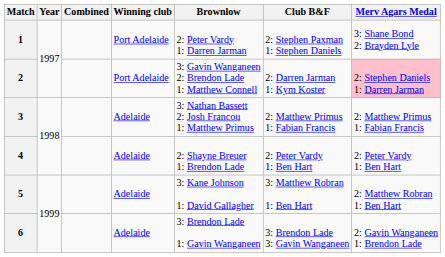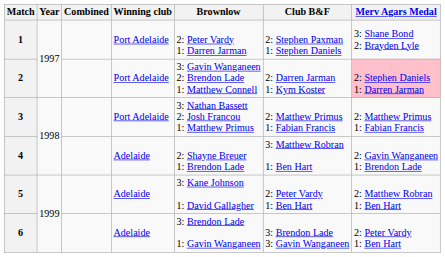(132, 117) Adelaide -> (141, 117) Port Adelaide
(294, 161) 2: Peter Vardy 1: Ben Hart -> (305, 155) 3: Matthew Robran 1: Ben Hart
(383, 161) 2: Peter Vardy 1: Ben Hart -> (396, 161) 2: Gavin Wanganeen 1: Brendon Lade
(305, 194) 3: Matthew Robran 1: Ben Hart -> (294, 200) 2: Peter Vardy 1: Ben Hart
(396, 238) 2: Gavin Wanganeen 1: Brendon Lade -> (383, 238) 2: Peter Vardy 1: Ben Hart
